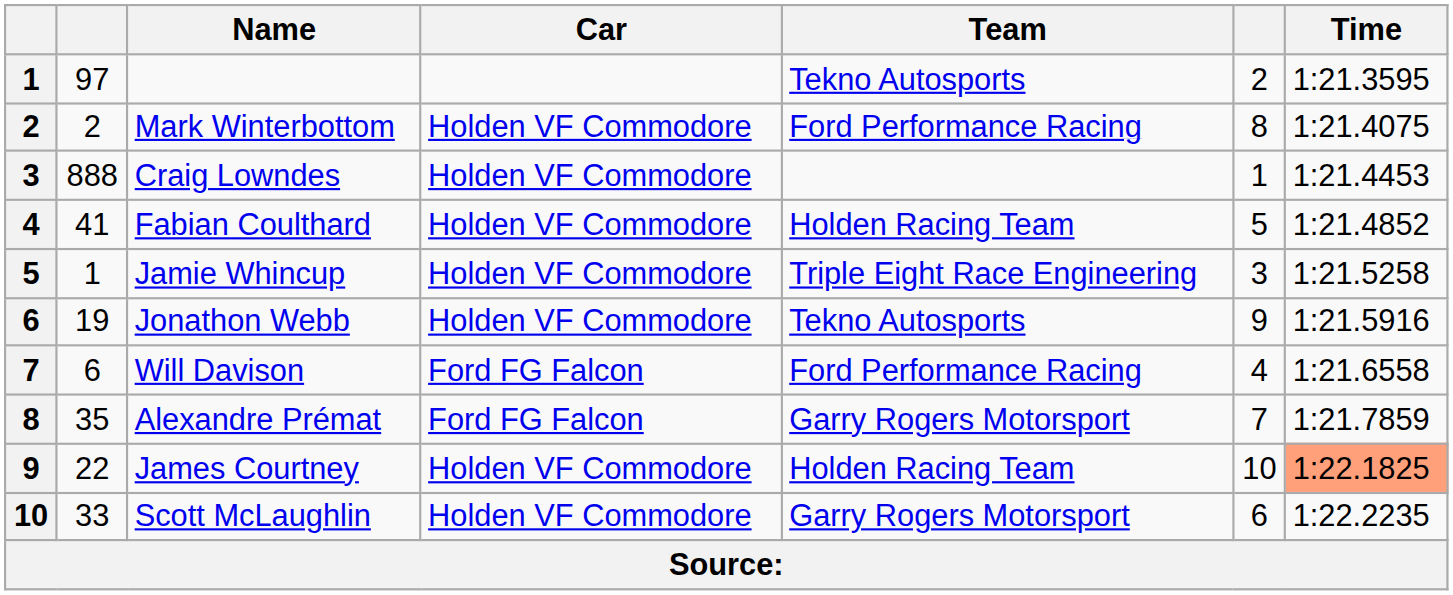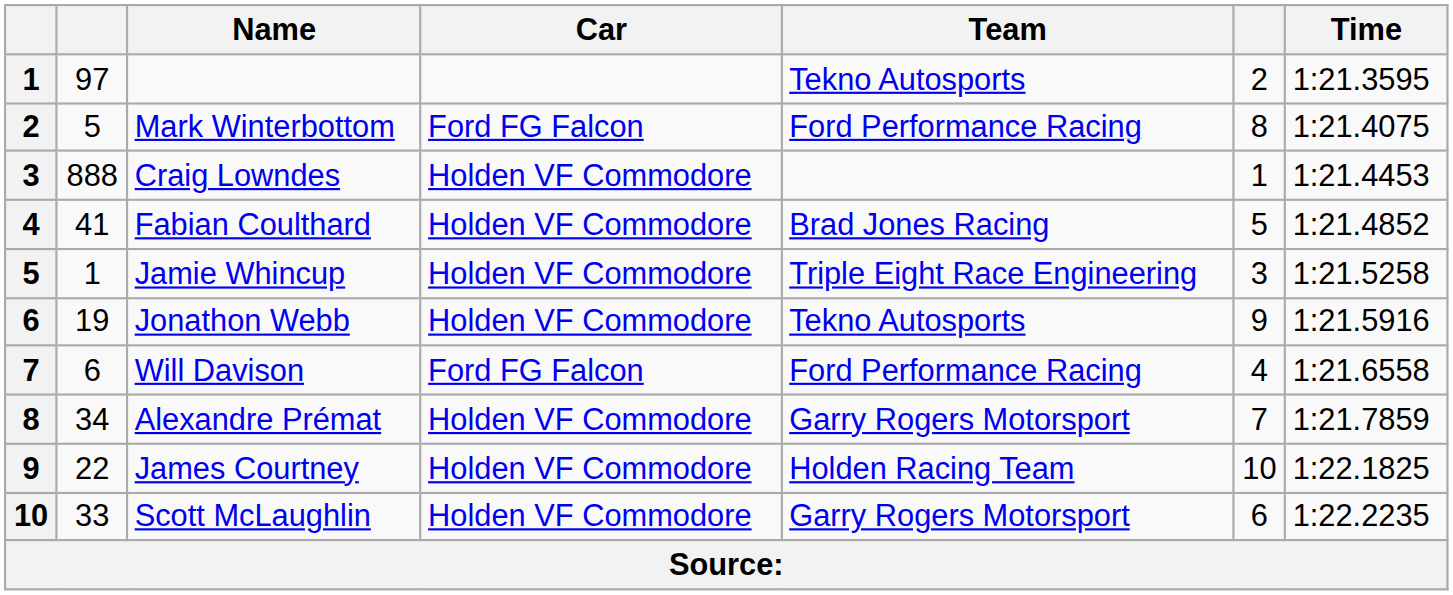(92, 127) 2 -> (92, 127) 5
(590, 127) Holden VF Commodore -> (536, 127) Ford FG Falcon
(932, 225) Holden Racing Team -> (919, 225) Brad Jones Racing
(92, 419) 35 -> (92, 419) 34
(536, 419) Ford FG Falcon -> (590, 419) Holden VF Commodore
(1361, 468) lightsalmon background -> (1361, 468) no background
